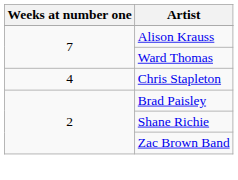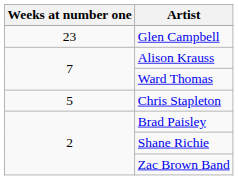+ row: (179, 36)
(70, 79) 4 -> (70, 100) 5
